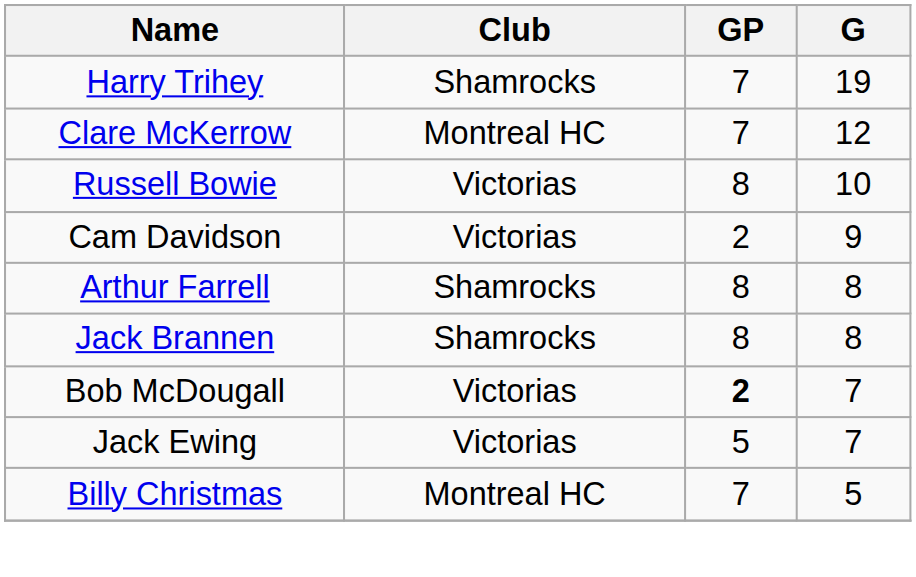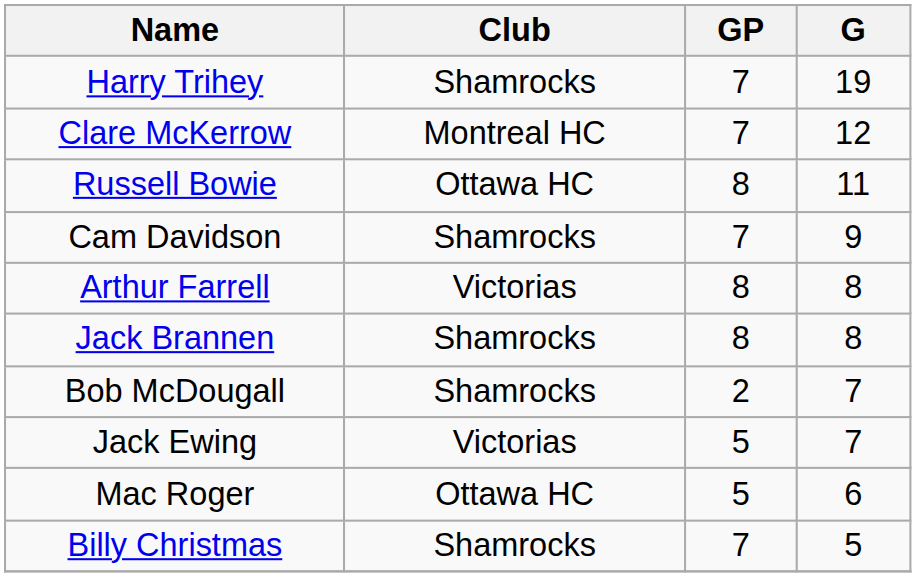(515, 184) Victorias -> (515, 184) Ottawa HC
(853, 184) 10 -> (853, 184) 11
(515, 236) Victorias -> (515, 236) Shamrocks
(741, 236) 2 -> (741, 236) 7
(515, 287) Shamrocks -> (515, 287) Victorias
(515, 390) Victorias -> (515, 390) Shamrocks
(741, 390) bold -> (741, 390) normal
+ row: (175, 493)
(515, 493) Montreal HC -> (515, 545) Shamrocks
